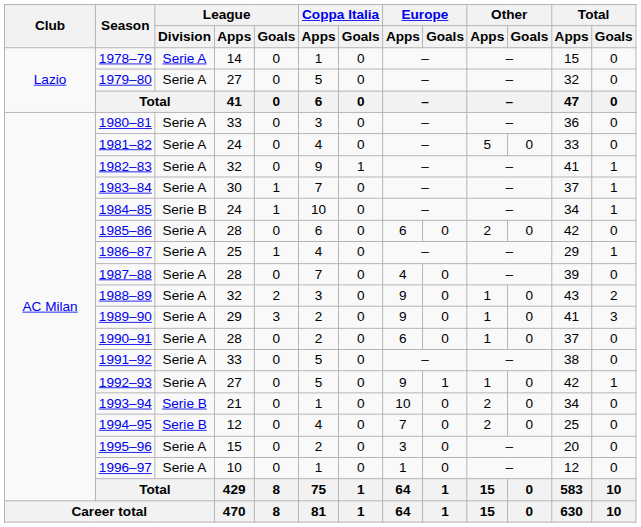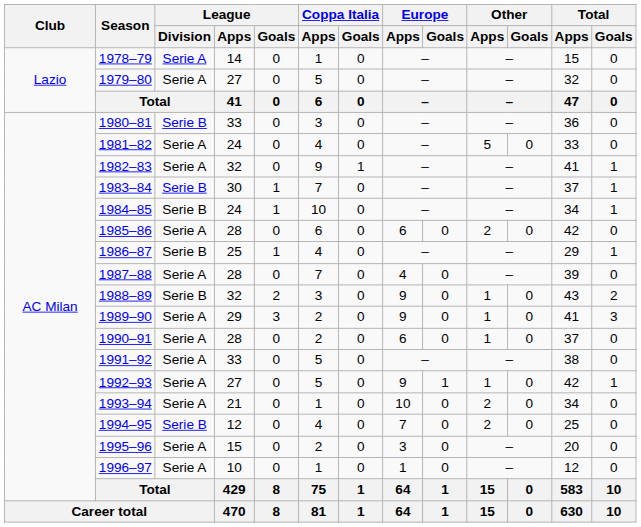(184, 123) Serie A -> (184, 123) Serie B
(184, 187) Serie A -> (184, 187) Serie B
(184, 252) Serie A -> (184, 252) Serie B
(184, 295) Serie A -> (184, 295) Serie B
(184, 403) Serie B -> (184, 403) Serie A
